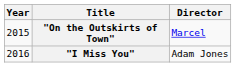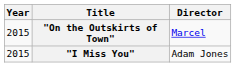(18, 54) 2016 -> (18, 54) 2015
